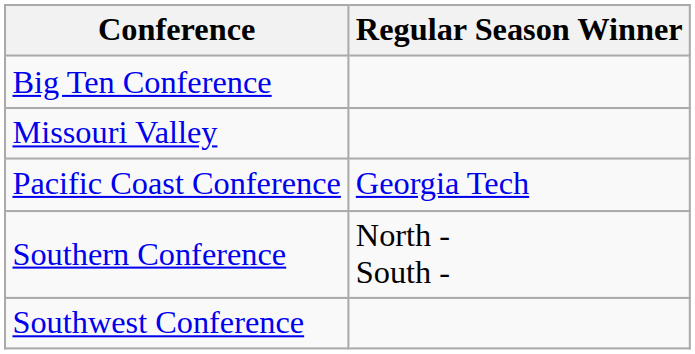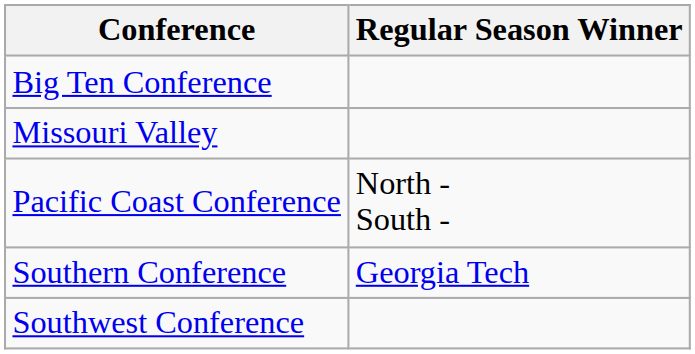(442, 183) Georgia Tech -> (403, 202) North - South -
(403, 253) North - South - -> (442, 271) Georgia Tech
